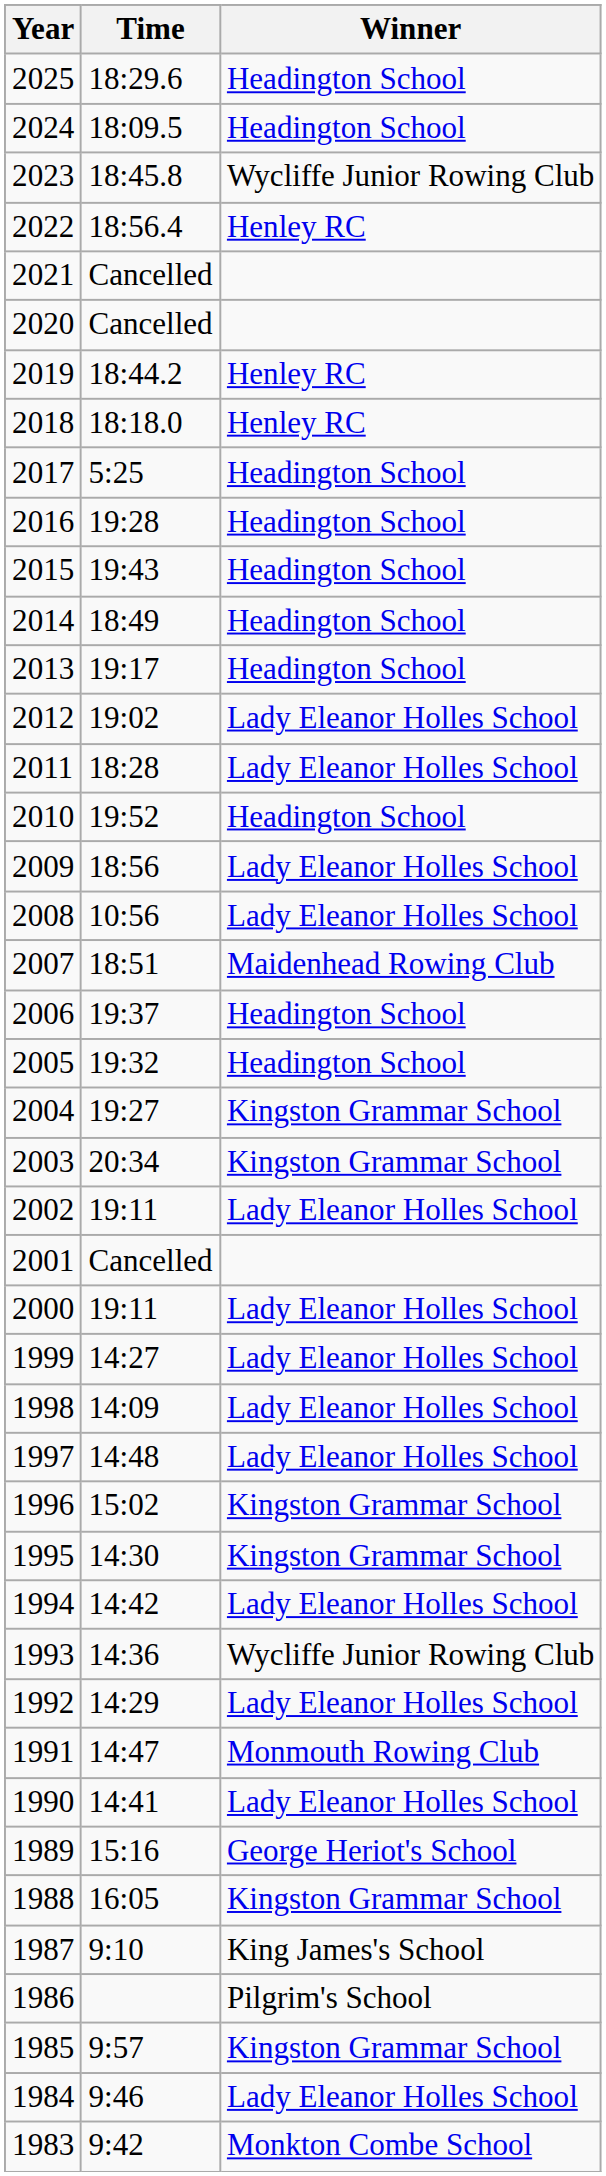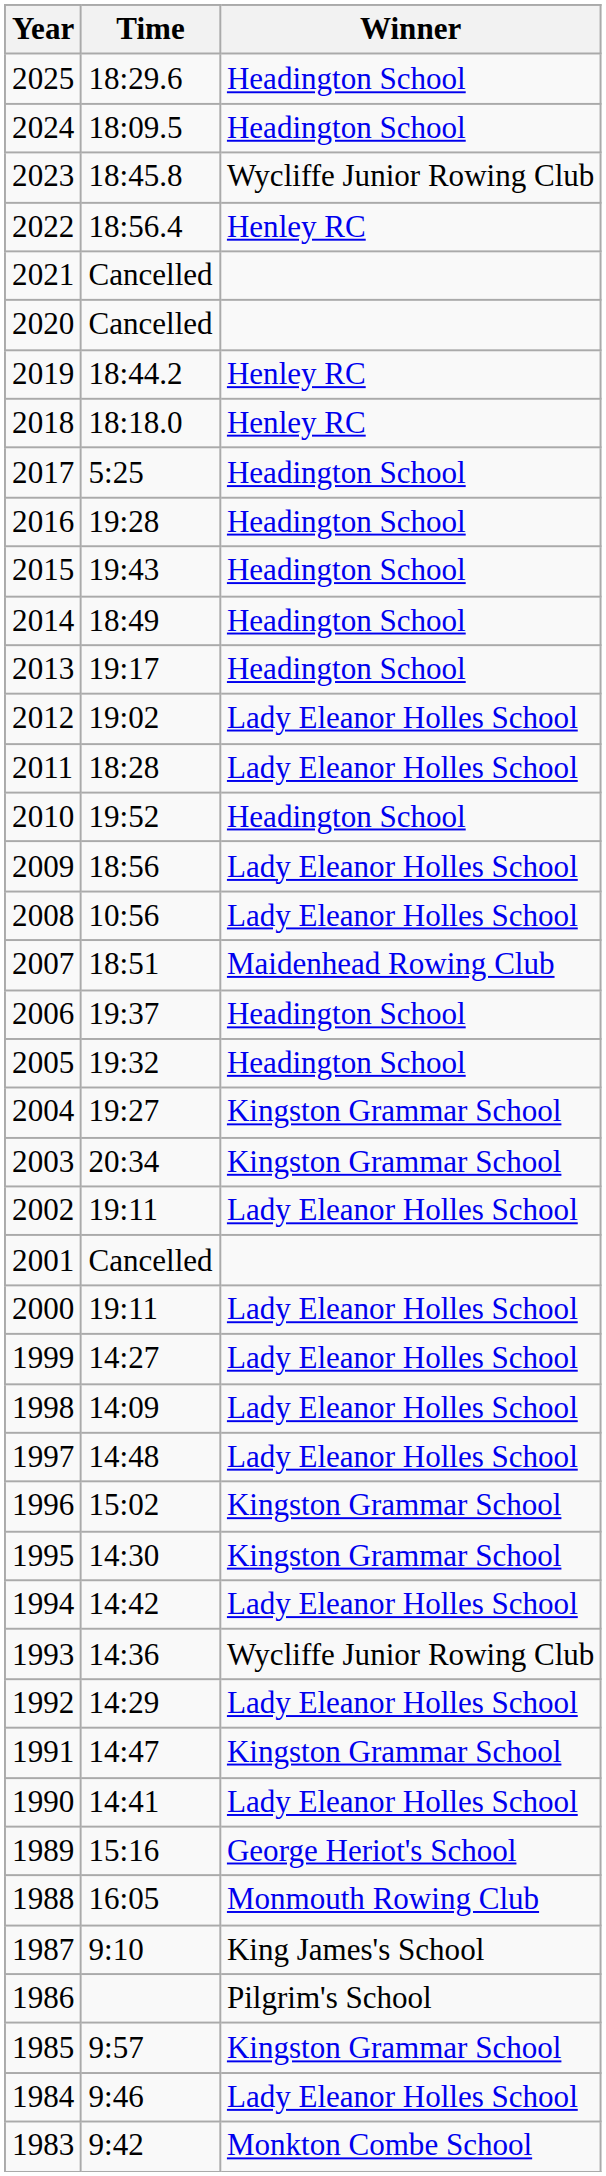(383, 1752) Monmouth Rowing Club -> (394, 1752) Kingston Grammar School
(394, 1899) Kingston Grammar School -> (383, 1899) Monmouth Rowing Club
